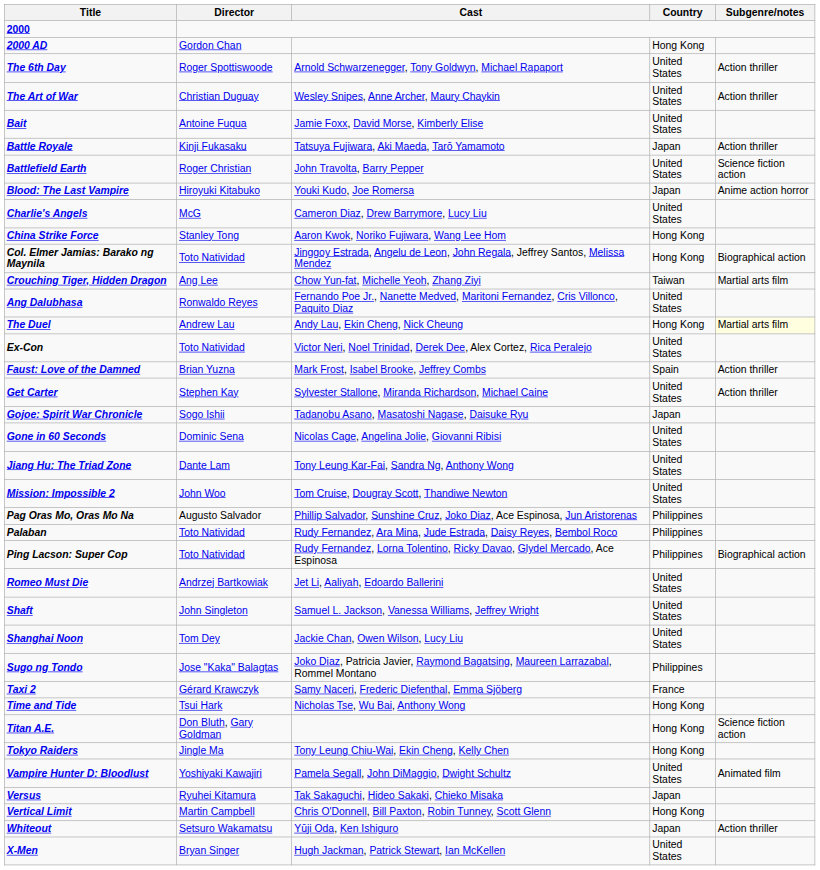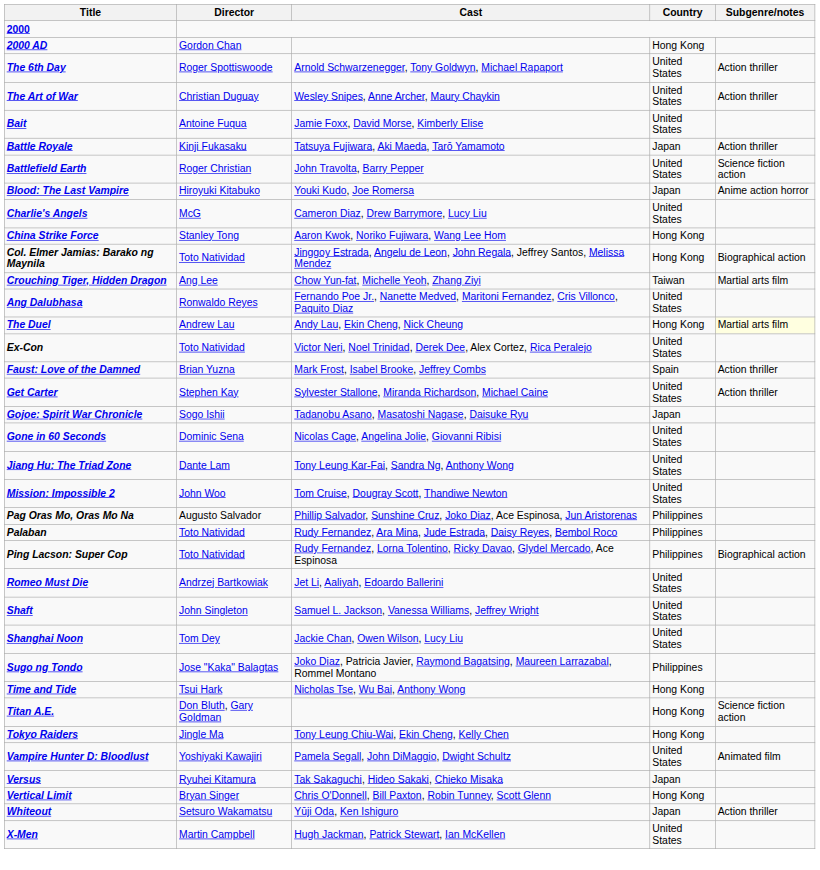- row: (21, 689)
(217, 812) Martin Campbell -> (209, 795) Bryan Singer
(209, 851) Bryan Singer -> (217, 834) Martin Campbell
